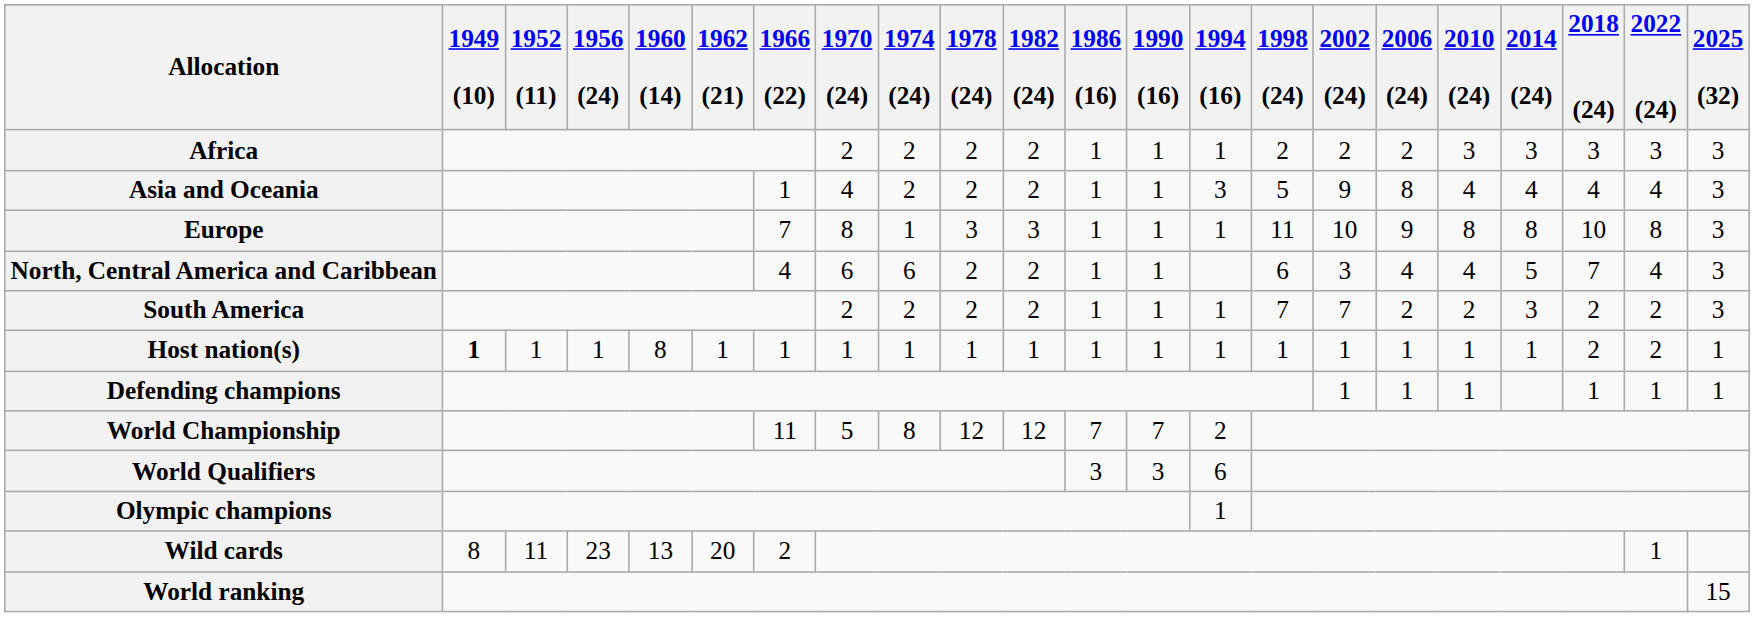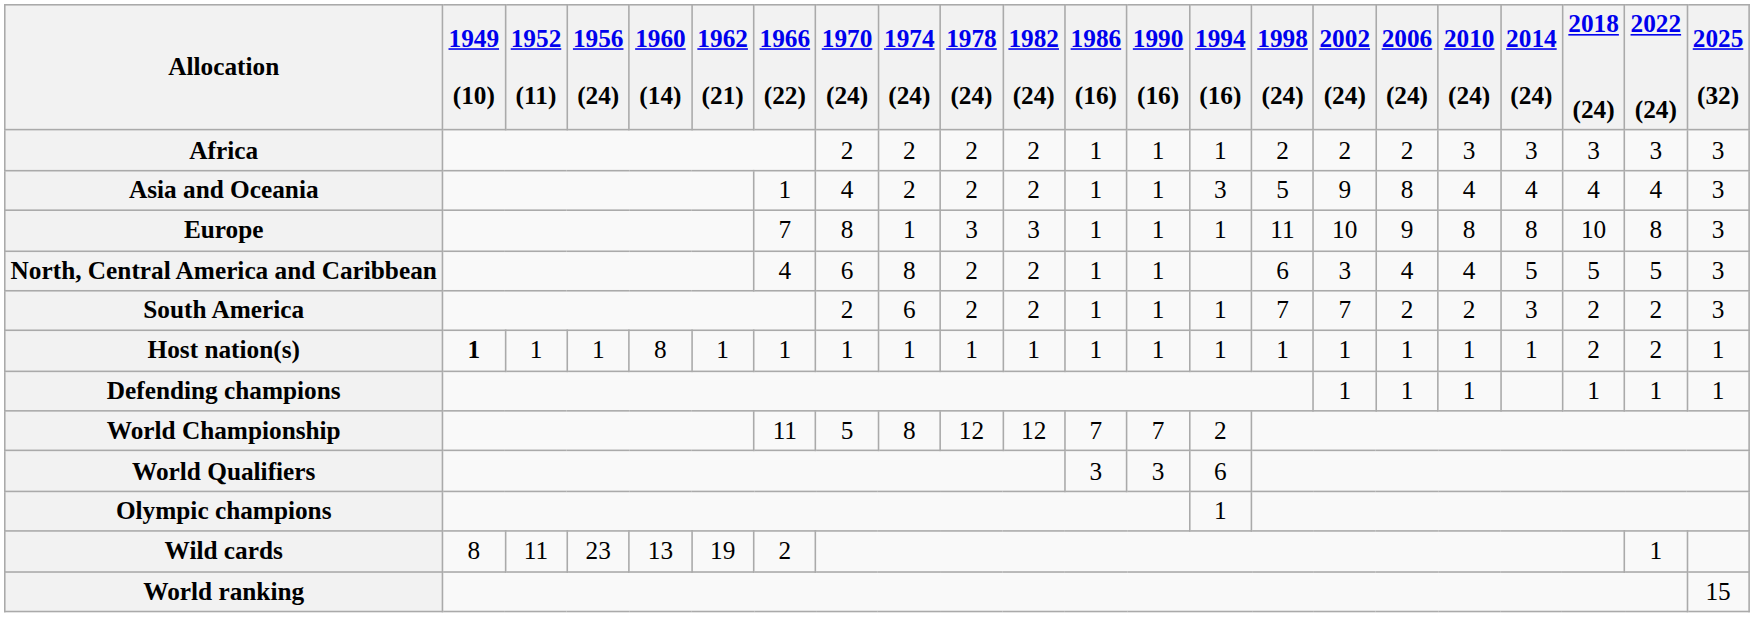(909, 270) 6 -> (909, 270) 8
(1594, 270) 7 -> (1594, 270) 5
(1656, 270) 4 -> (1656, 270) 5
(909, 310) 2 -> (909, 310) 6
(723, 550) 20 -> (723, 550) 19
